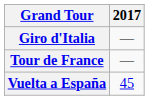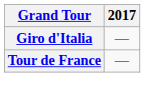- row: (57, 83)
